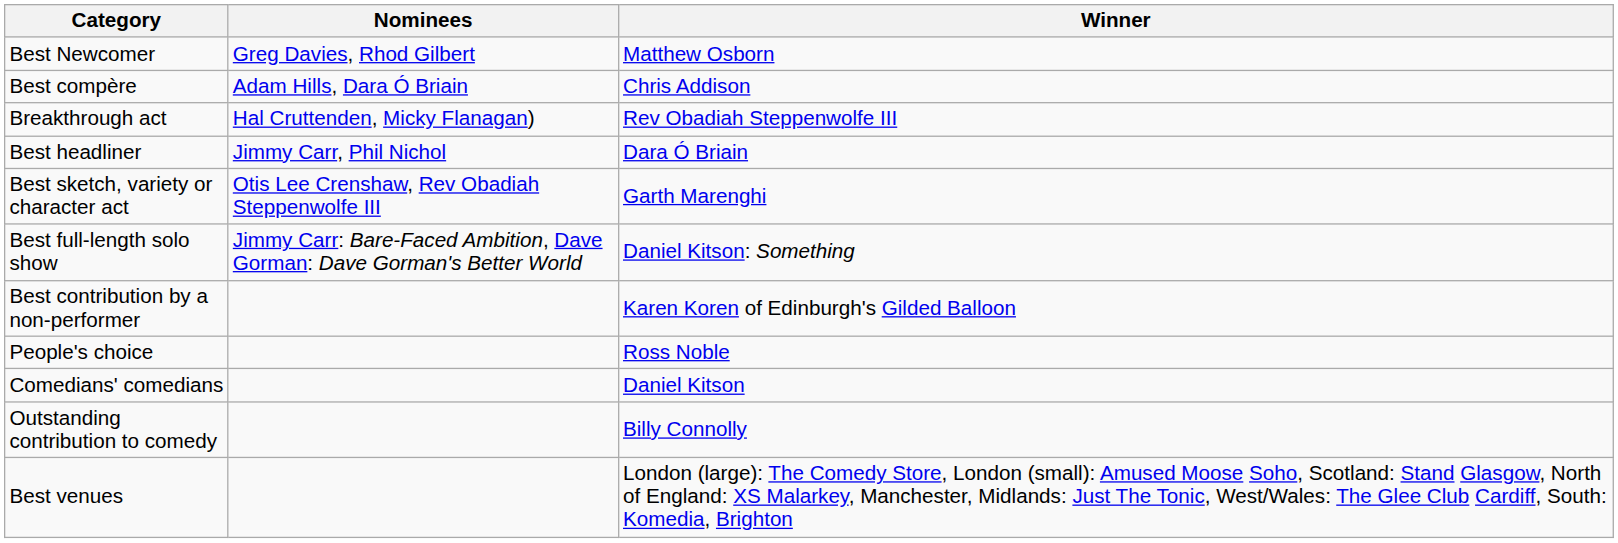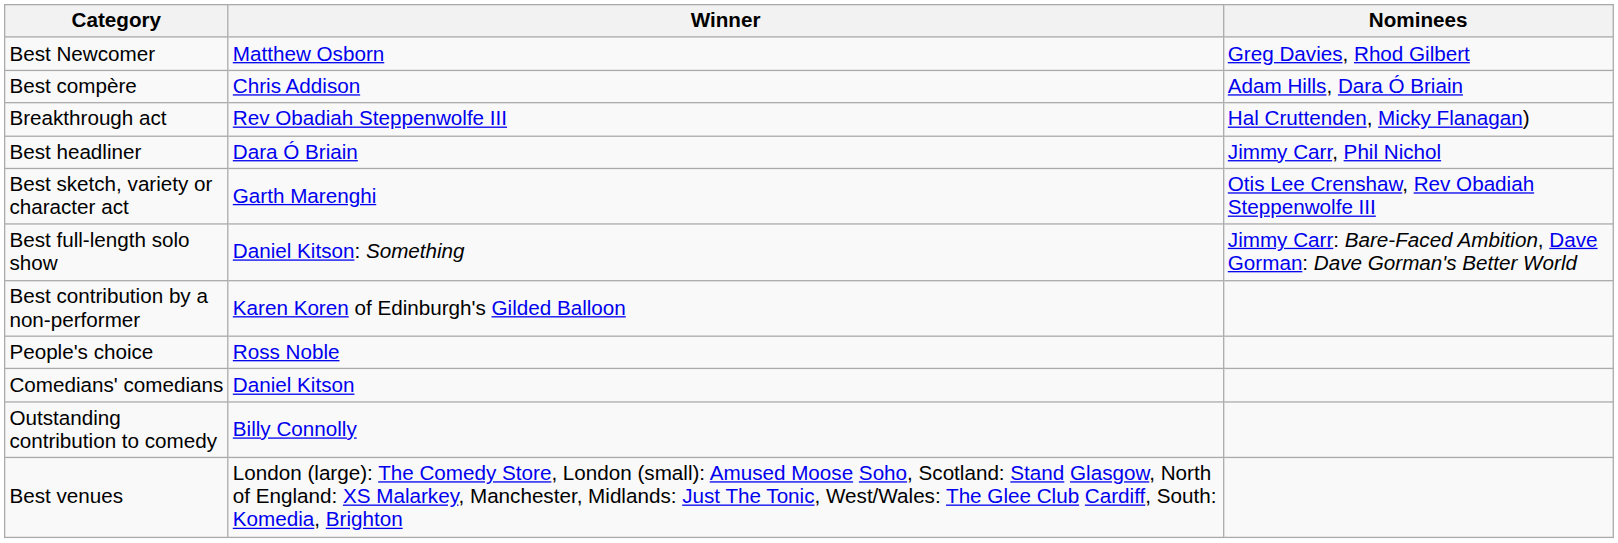columns swapped: (1116, 20) <-> (423, 20)
